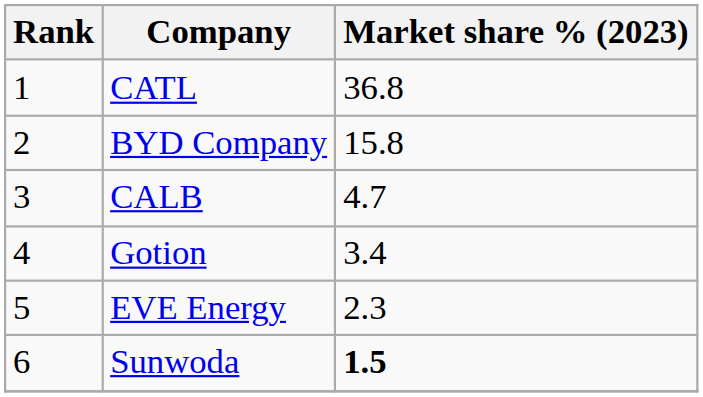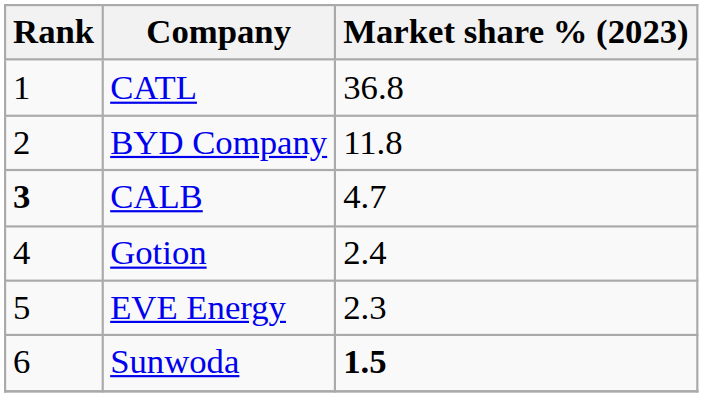(374, 142) 15.8 -> (373, 142) 11.8
(22, 197) normal -> (22, 197) bold
(365, 252) 3.4 -> (365, 252) 2.4
